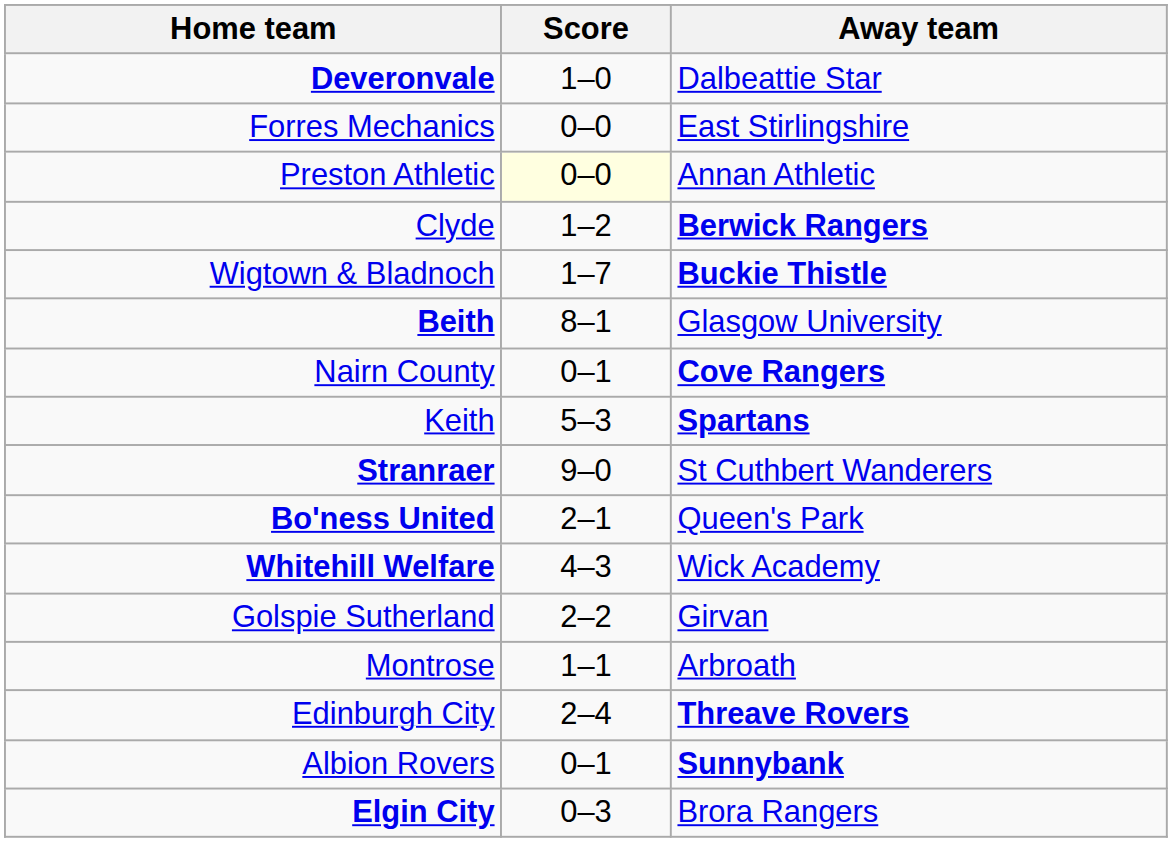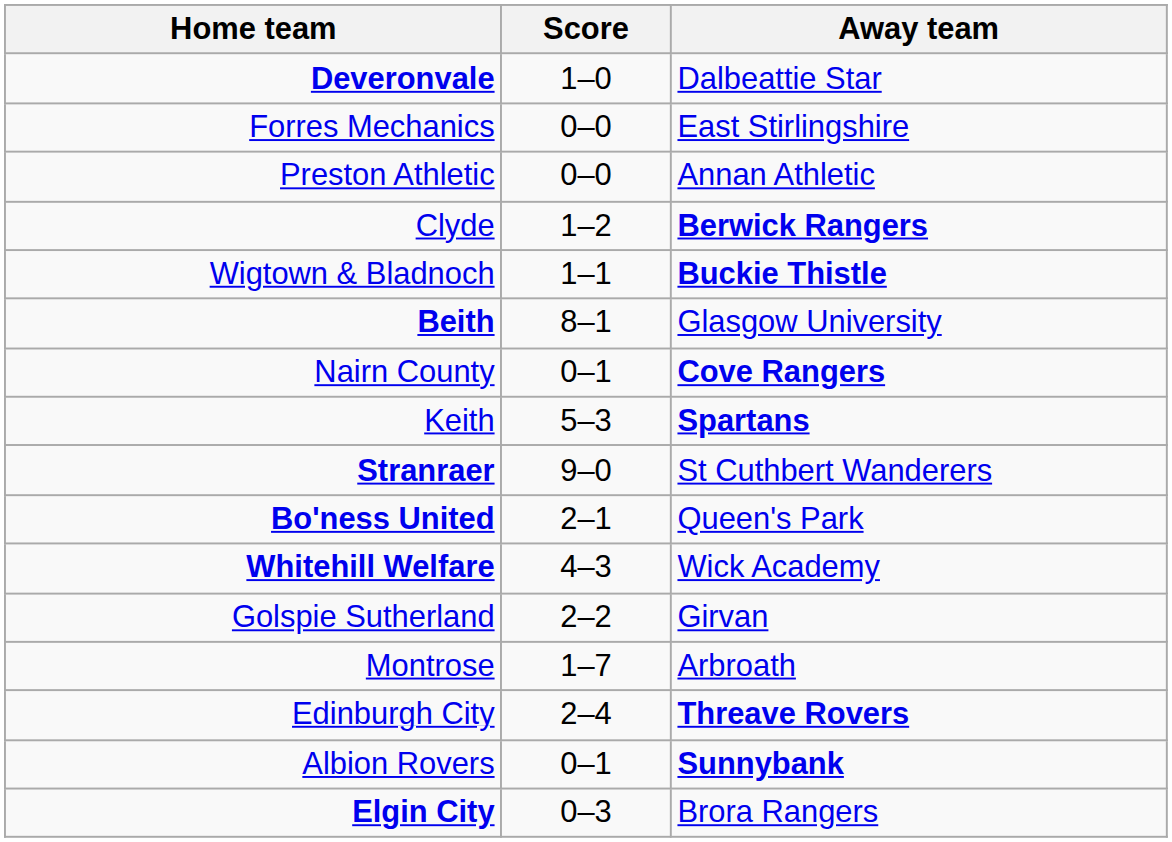(586, 175) lightyellow background -> (586, 175) no background
(586, 273) 1–7 -> (586, 273) 1–1
(586, 665) 1–1 -> (586, 665) 1–7
